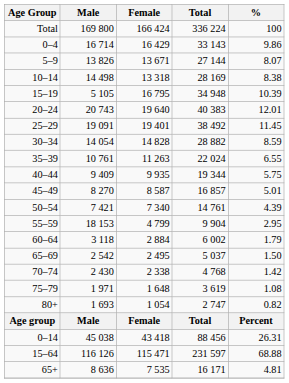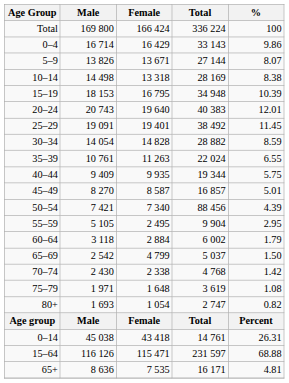(102, 93) 5 105 -> (100, 93) 18 153
(212, 207) 14 761 -> (212, 207) 88 456
(100, 223) 18 153 -> (102, 223) 5 105
(158, 223) 4 799 -> (158, 223) 2 495
(158, 256) 2 495 -> (158, 256) 4 799
(212, 337) 88 456 -> (212, 337) 14 761
